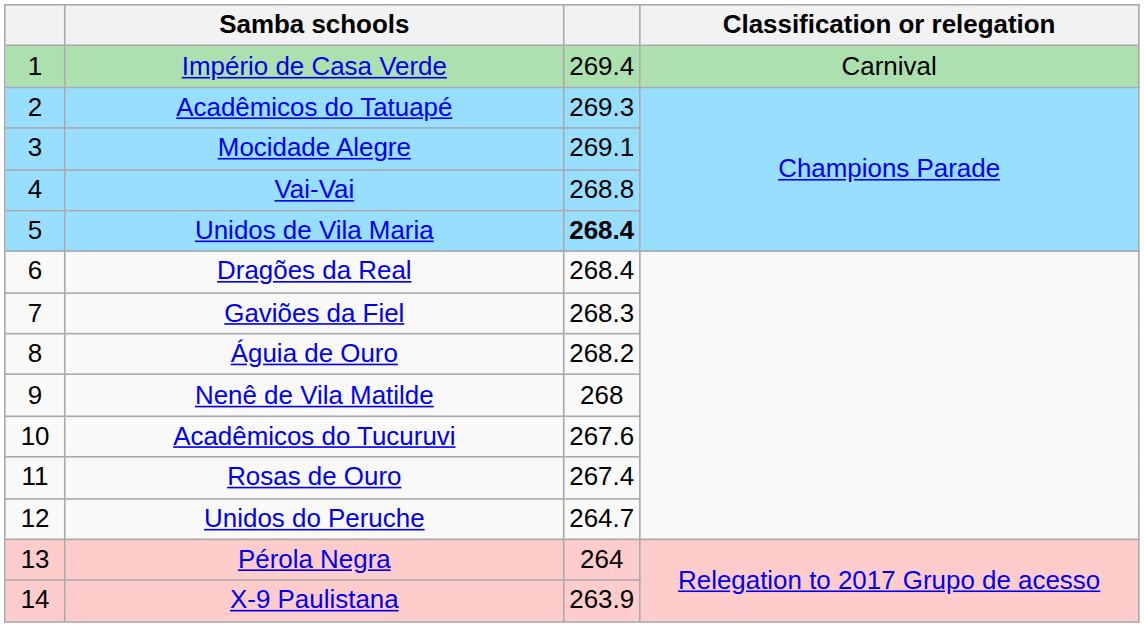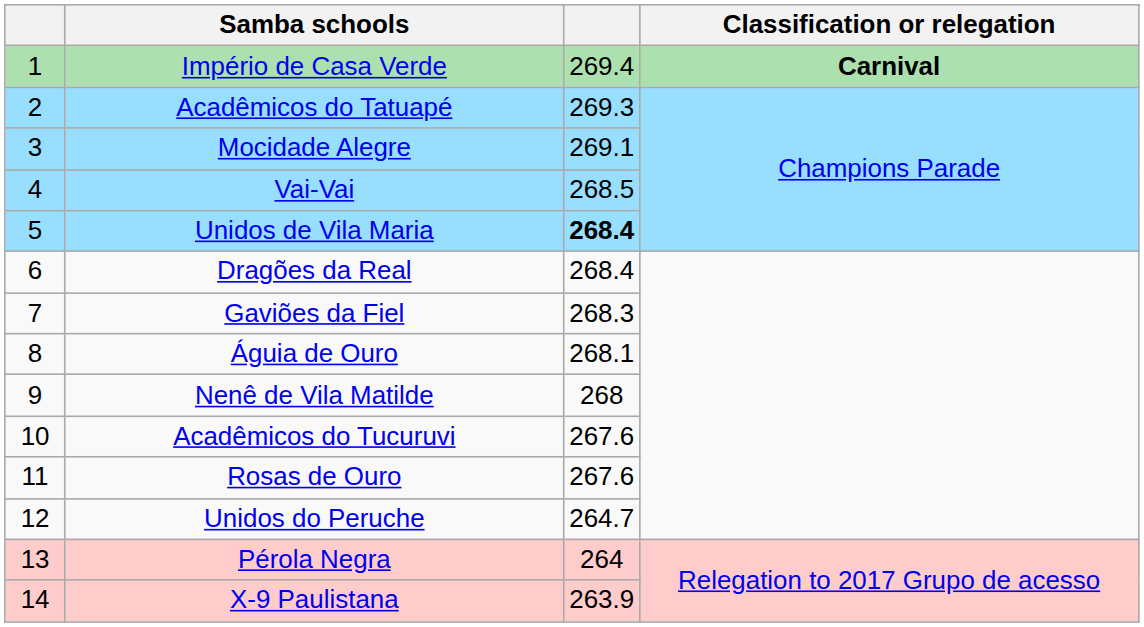(889, 66) normal -> (889, 66) bold
(602, 189) 268.8 -> (602, 189) 268.5
(602, 353) 268.2 -> (602, 353) 268.1
(602, 477) 267.4 -> (602, 477) 267.6
